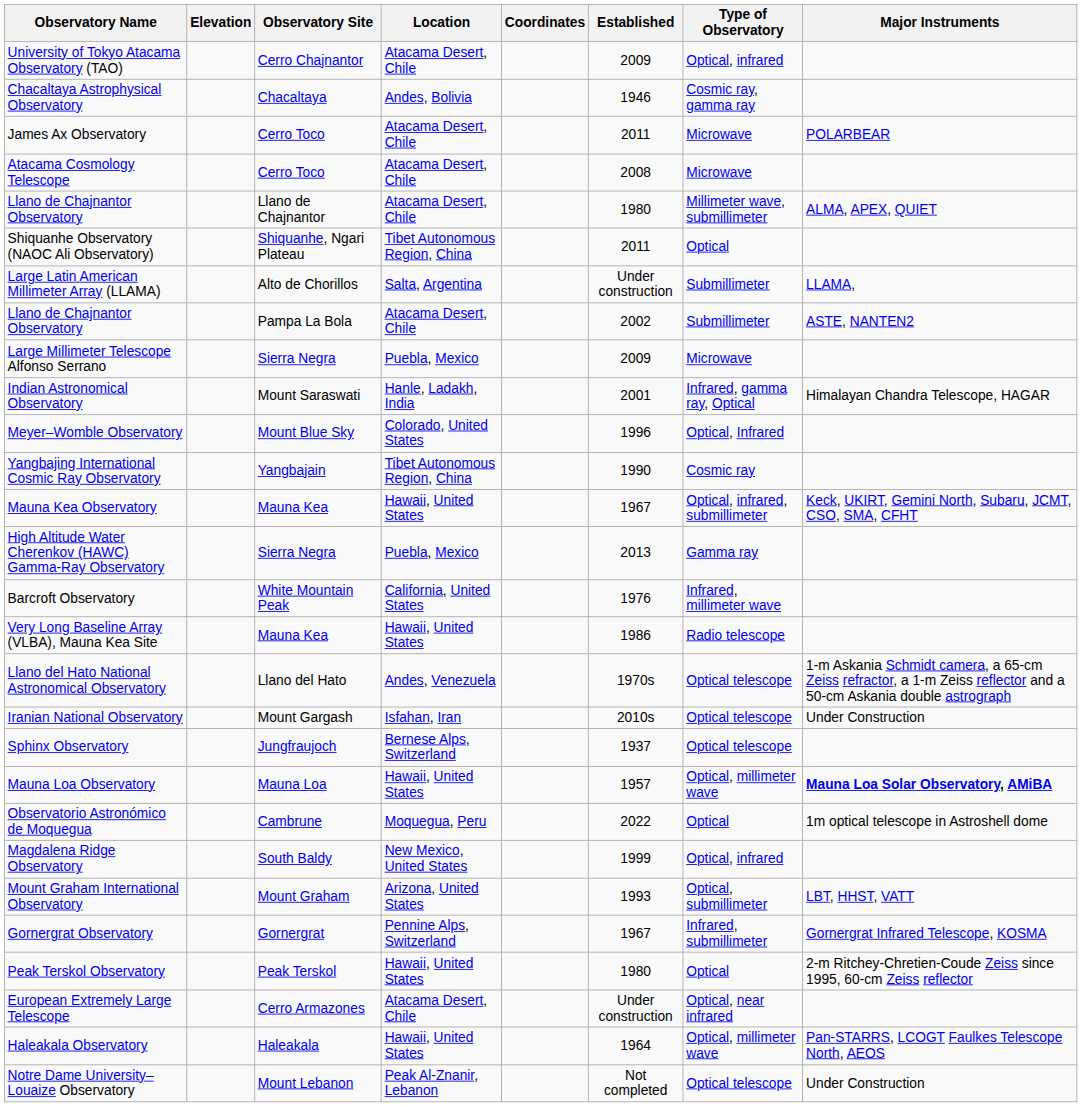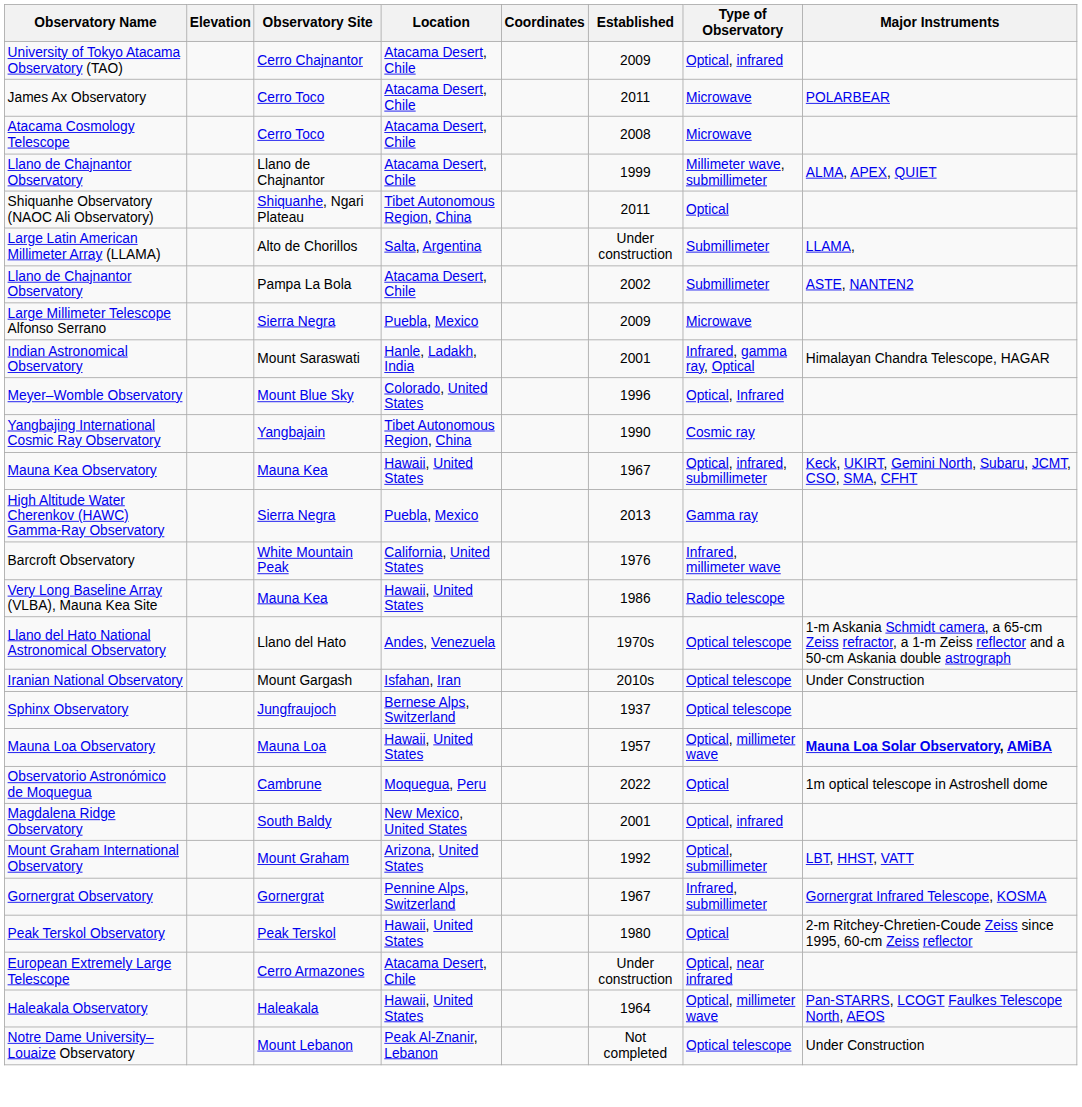- row: (84, 97)
(636, 209) 1980 -> (635, 172) 1999
(636, 859) 1999 -> (635, 821) 2001
(636, 896) 1993 -> (635, 859) 1992
